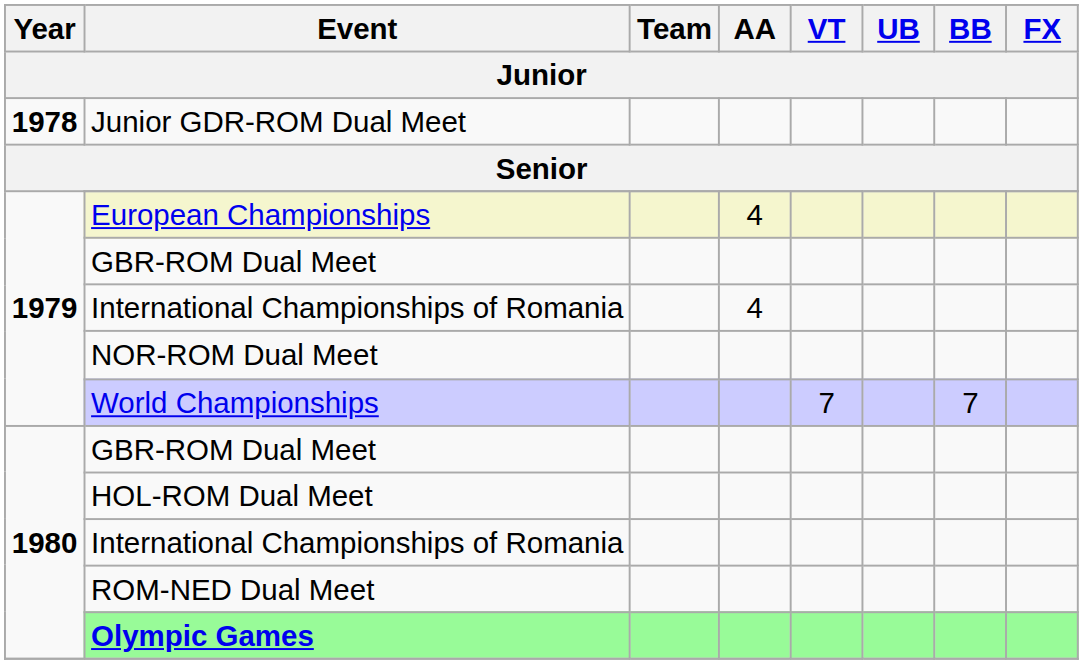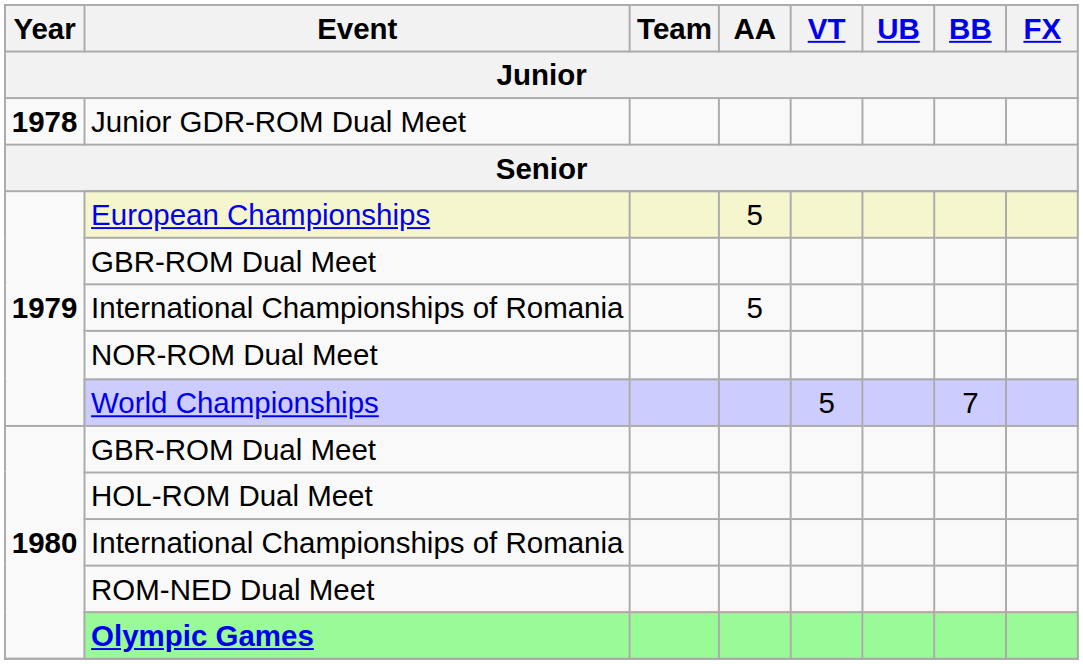(755, 215) 4 -> (755, 215) 5
(755, 309) 4 -> (755, 309) 5
(827, 402) 7 -> (827, 402) 5
